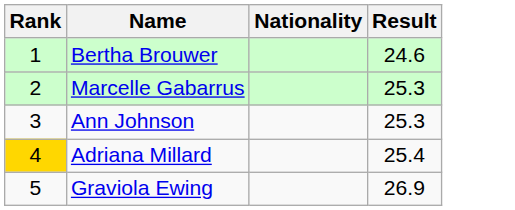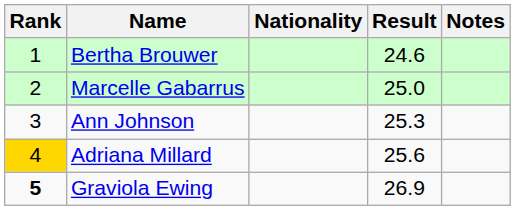+ column: (476, 21)
(404, 88) 25.3 -> (404, 88) 25.0
(404, 155) 25.4 -> (404, 155) 25.6
(35, 188) normal -> (35, 188) bold
